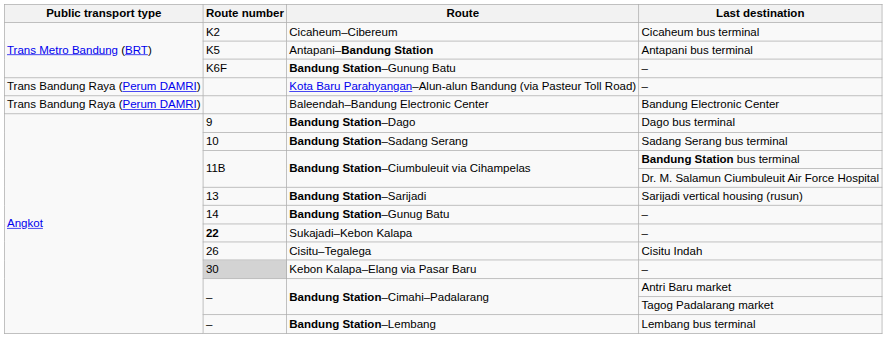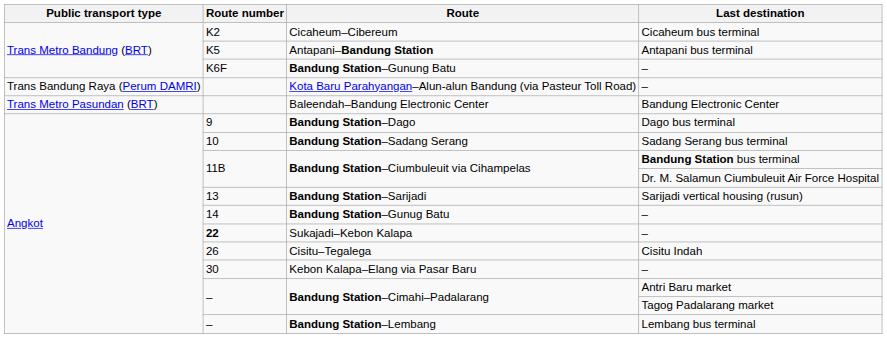(104, 104) Trans Bandung Raya (Perum DAMRI) -> (82, 104) Trans Metro Pasundan (BRT)
(212, 269) lightgrey background -> (212, 269) no background
